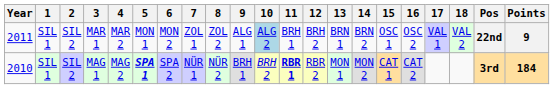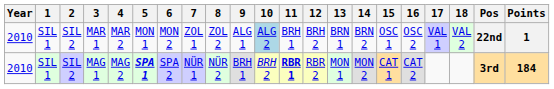(20, 37) 2011 -> (20, 37) 2010
(526, 37) 9 -> (526, 37) 1
